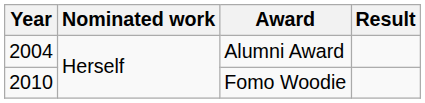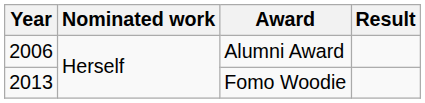(31, 51) 2004 -> (31, 51) 2006
(31, 82) 2010 -> (31, 82) 2013
